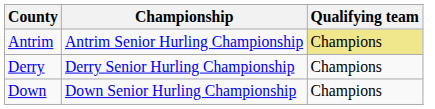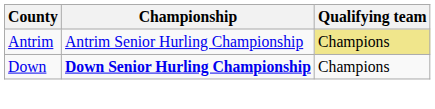- row: (26, 66)
(181, 91) normal -> (188, 66) bold
